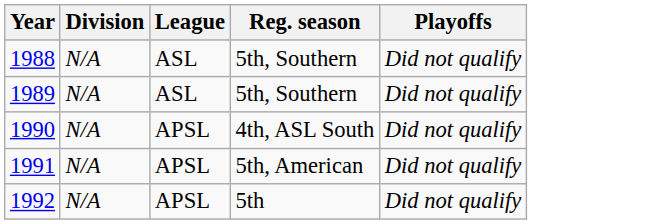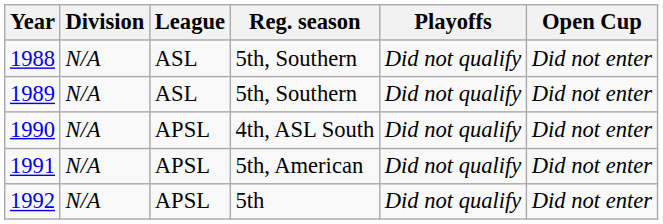+ column: (592, 22)
